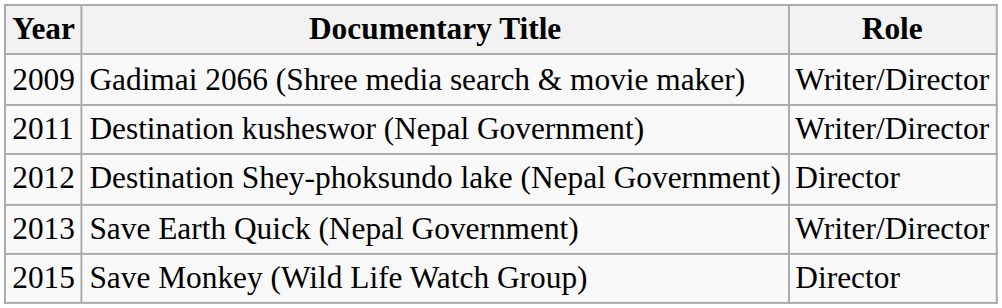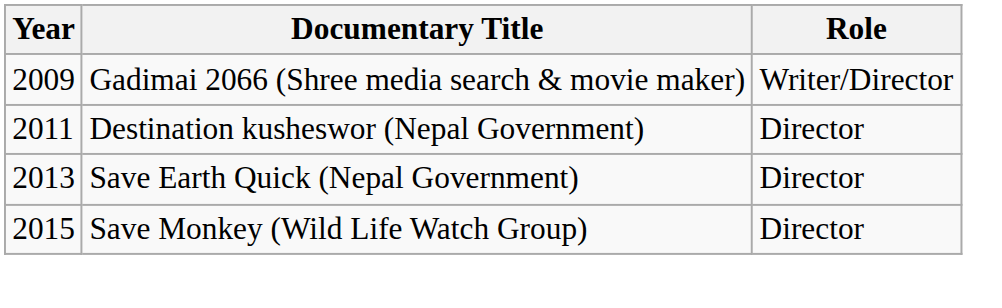(892, 128) Writer/Director -> (812, 128) Director
- row: (435, 178)
(892, 228) Writer/Director -> (812, 178) Director
